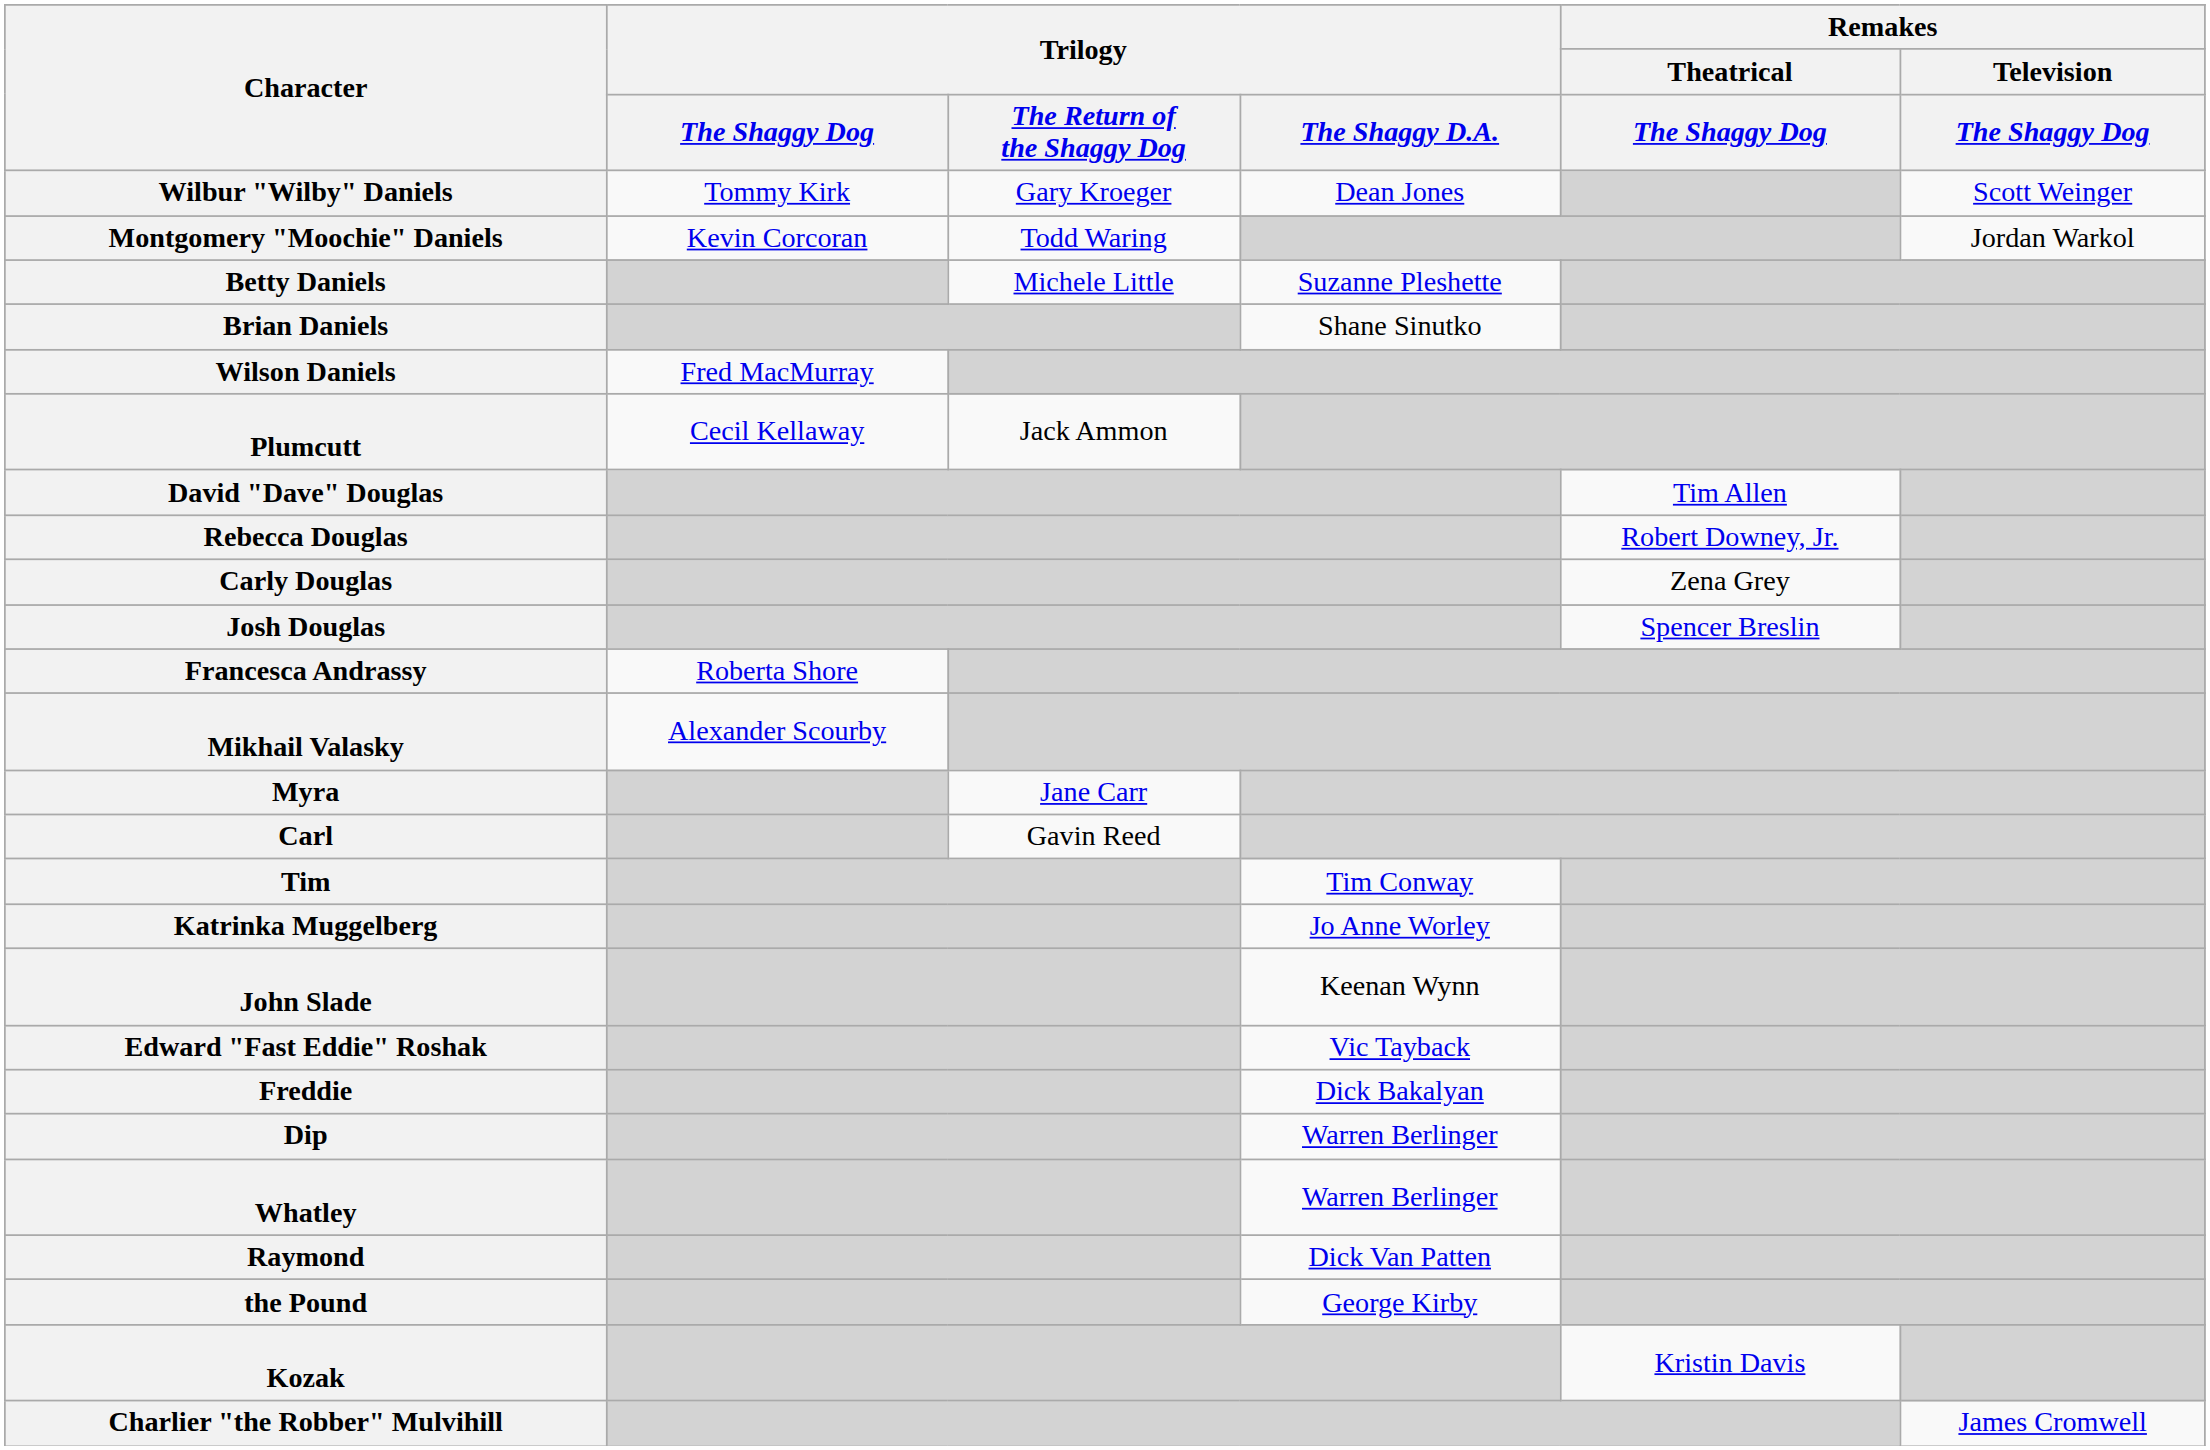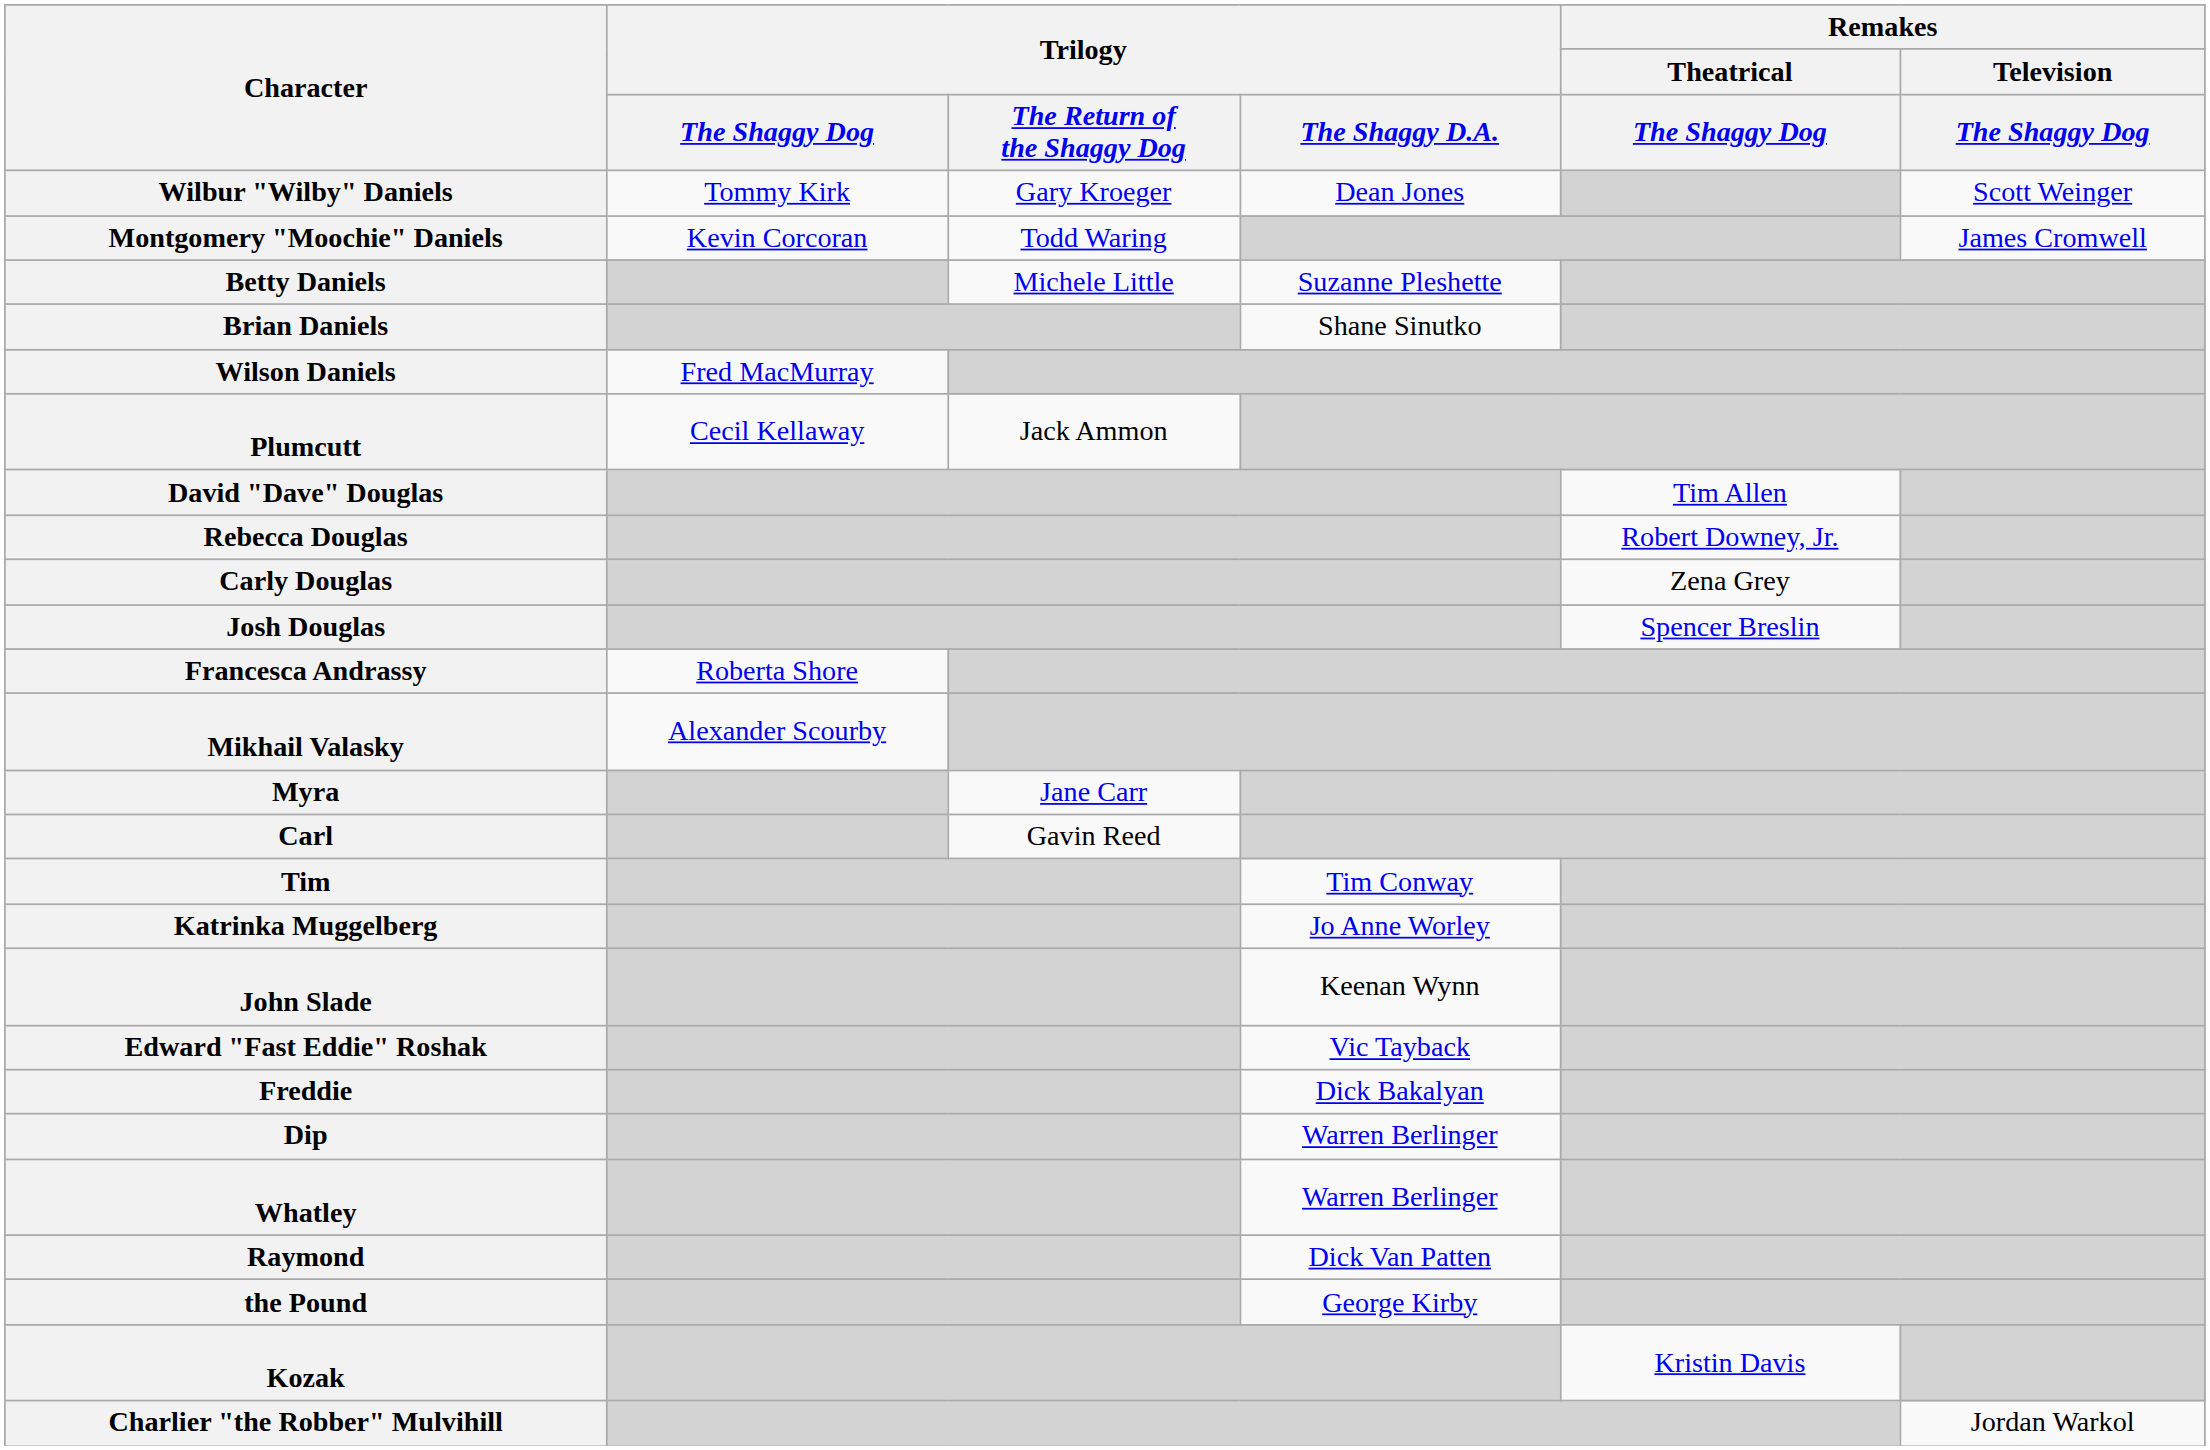(2053, 237) Jordan Warkol -> (2053, 237) James Cromwell
(2053, 1422) James Cromwell -> (2053, 1422) Jordan Warkol
